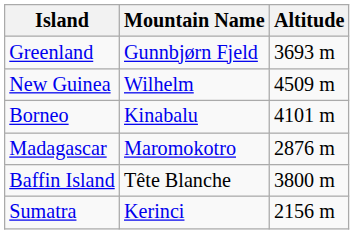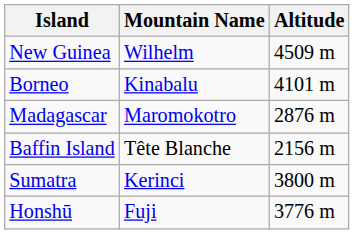- row: (51, 52)
(304, 180) 3800 m -> (304, 148) 2156 m
(304, 212) 2156 m -> (304, 180) 3800 m
+ row: (41, 212)
